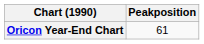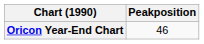(162, 30) 61 -> (162, 30) 46
